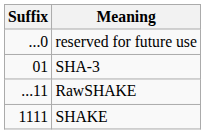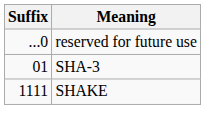- row: (96, 91)
